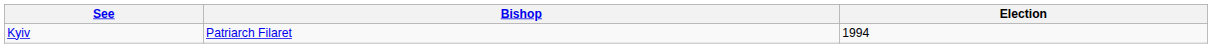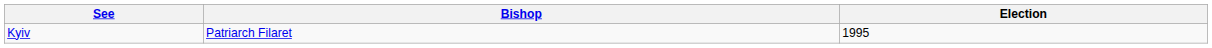(856, 33) 1994 -> (856, 33) 1995
